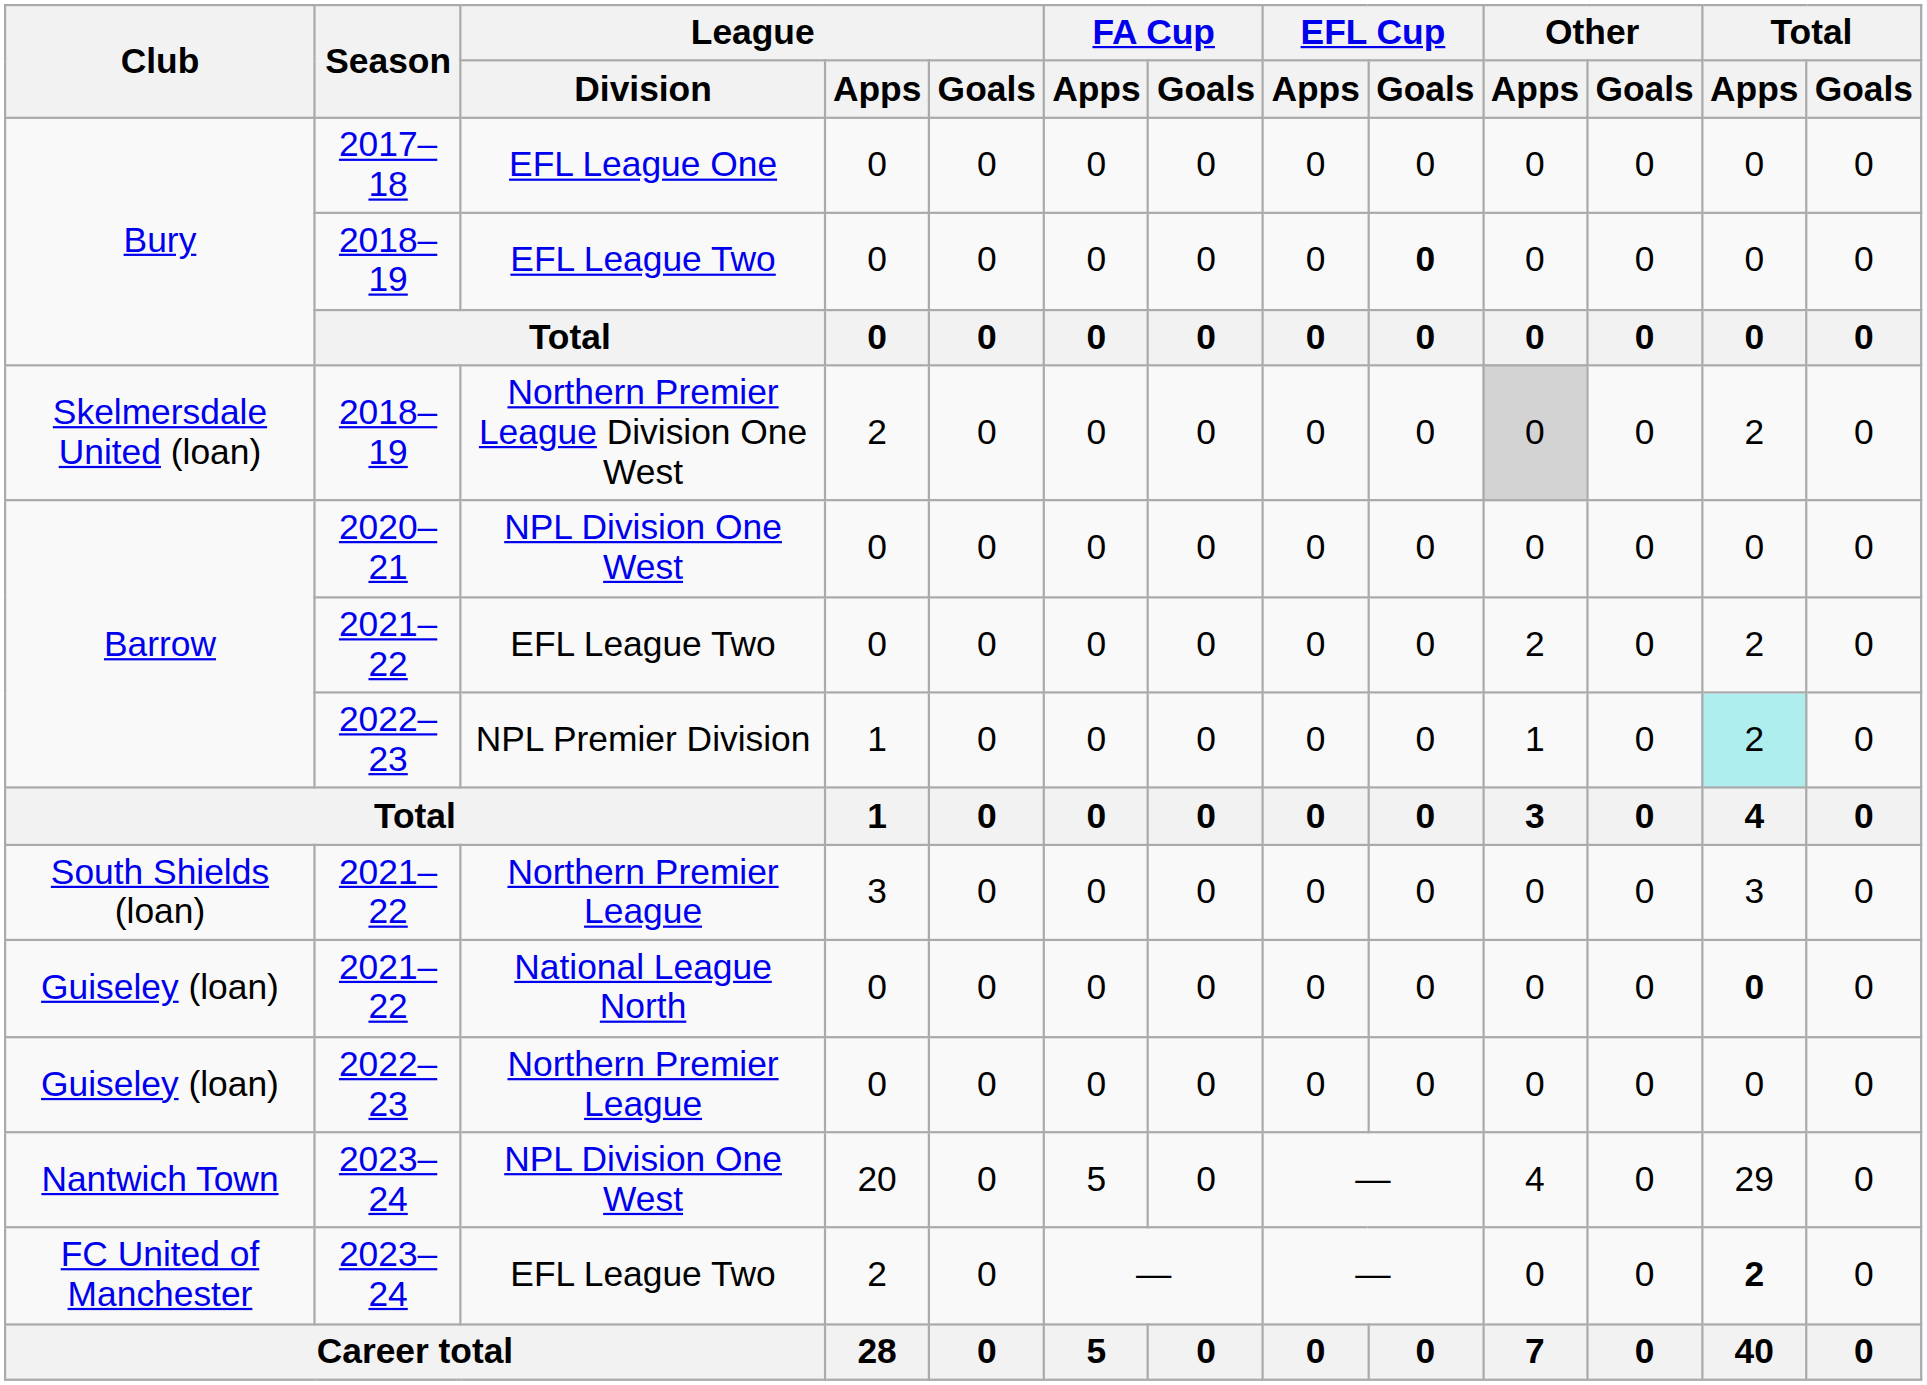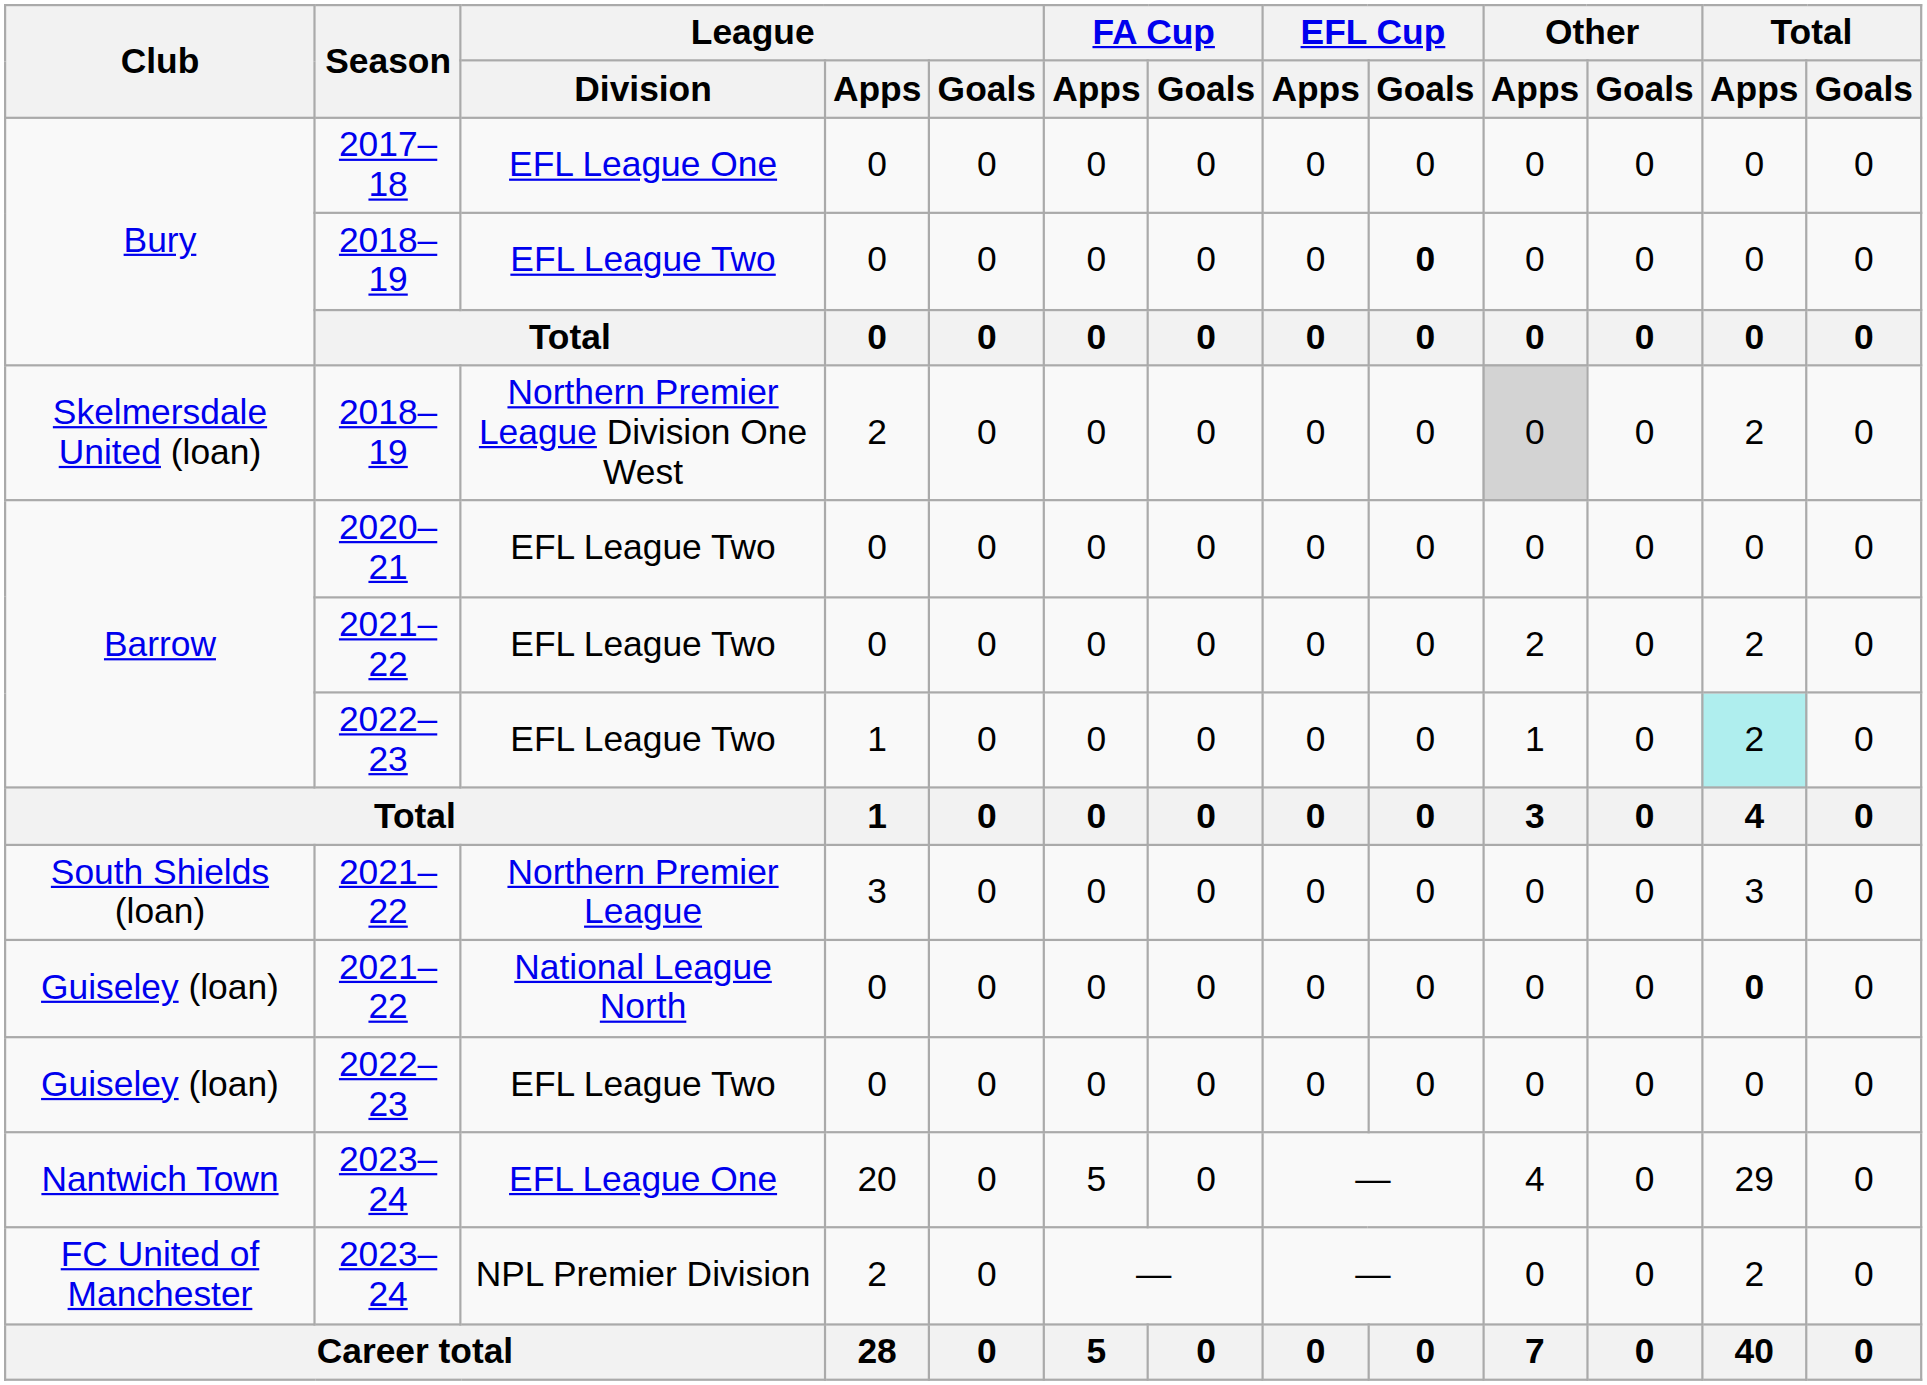(643, 548) NPL Division One West -> (643, 548) EFL League Two
(643, 739) NPL Premier Division -> (643, 739) EFL League Two
(643, 1083) Northern Premier League -> (643, 1083) EFL League Two
(643, 1179) NPL Division One West -> (643, 1179) EFL League One
(643, 1275) EFL League Two -> (643, 1275) NPL Premier Division
(1754, 1275) bold -> (1754, 1275) normal
